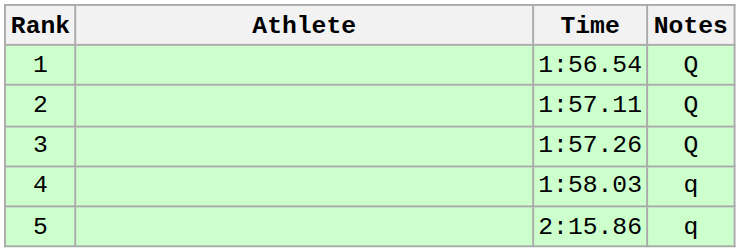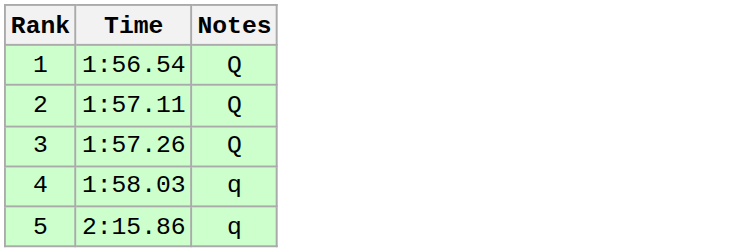- column: (304, 25)
